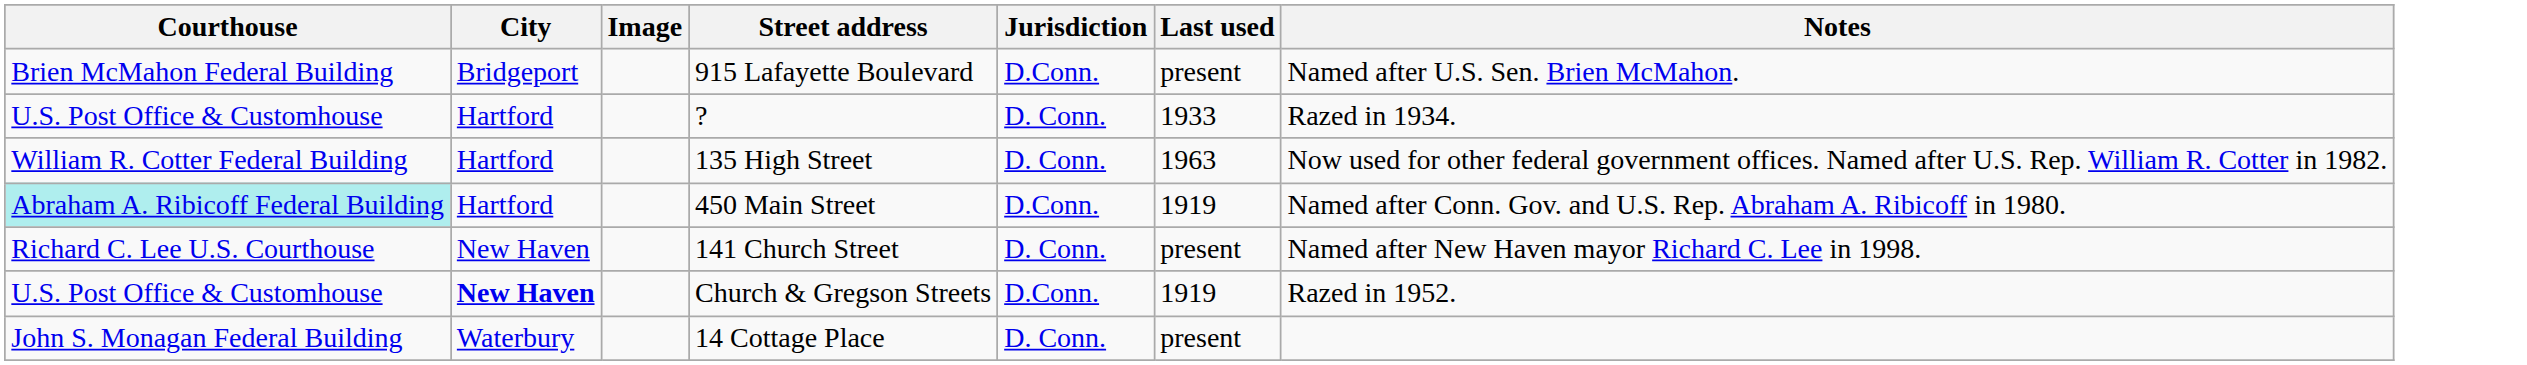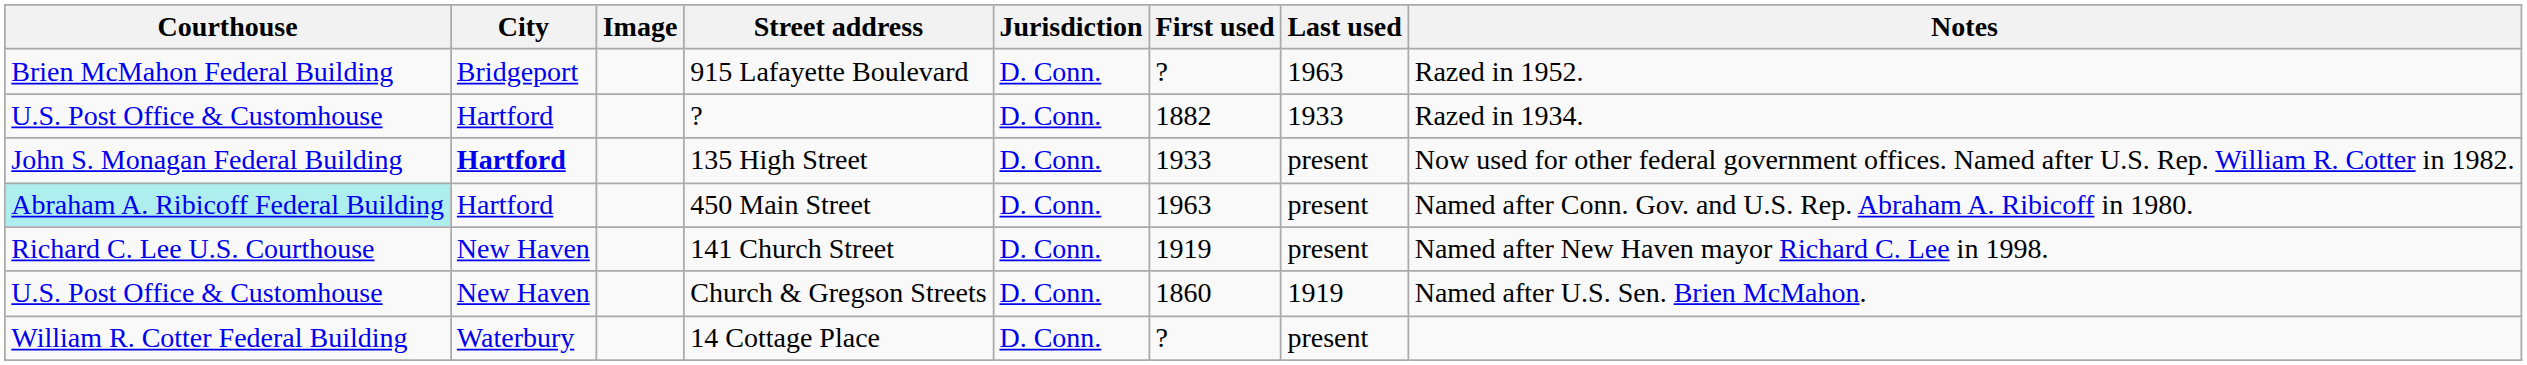+ column: (1215, 26)
(1052, 71) D.Conn. -> (1050, 71) D. Conn.
(1201, 71) present -> (1315, 71) 1963
(1513, 71) Named after U.S. Sen. Brien McMahon. -> (1499, 71) Razed in 1952.
(209, 159) William R. Cotter Federal Building -> (207, 159) John S. Monagan Federal Building
(505, 159) normal -> (511, 159) bold
(1188, 159) 1963 -> (1328, 159) present
(1052, 204) D.Conn. -> (1050, 204) D. Conn.
(1188, 204) 1919 -> (1328, 204) present
(526, 293) bold -> (523, 293) normal
(1052, 293) D.Conn. -> (1050, 293) D. Conn.
(1372, 293) Razed in 1952. -> (1641, 293) Named after U.S. Sen. Brien McMahon.
(207, 337) John S. Monagan Federal Building -> (209, 337) William R. Cotter Federal Building
